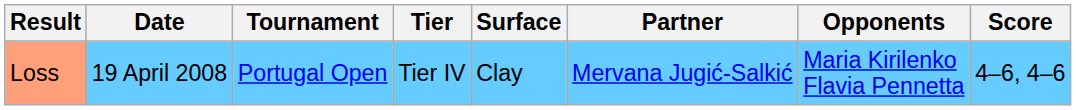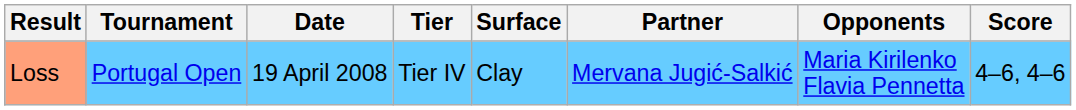columns swapped: (159, 22) <-> (313, 22)
